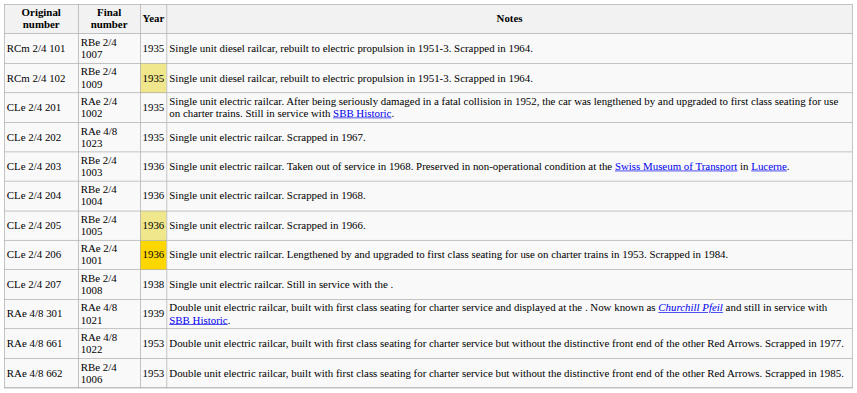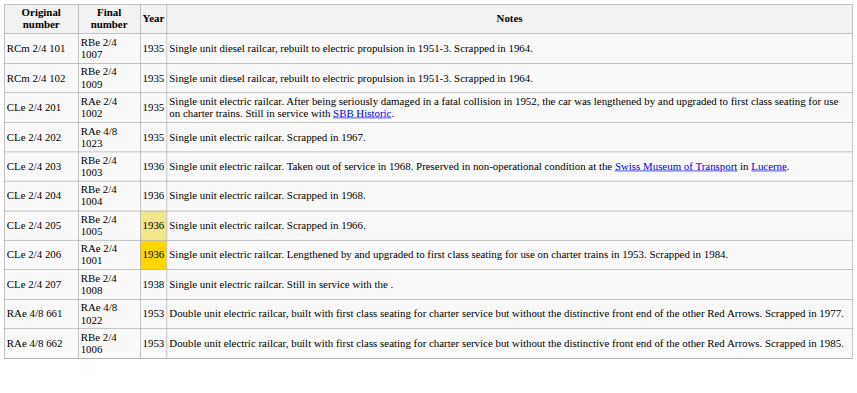(153, 78) khaki background -> (153, 78) no background
- row: (35, 314)
